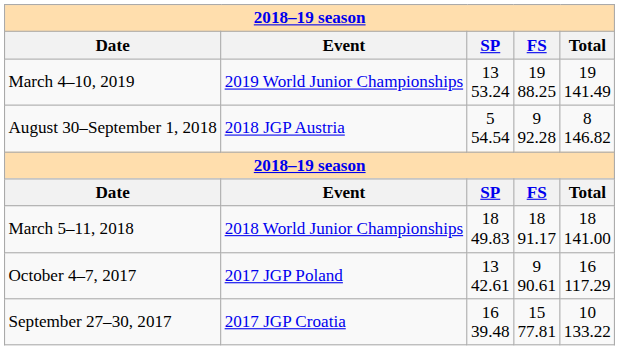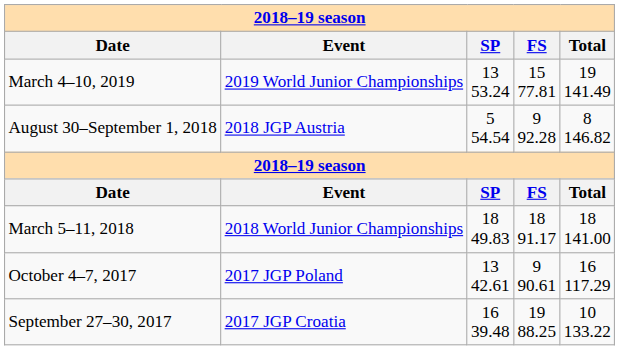(537, 82) 19 88.25 -> (537, 82) 15 77.81
(537, 321) 15 77.81 -> (537, 321) 19 88.25
